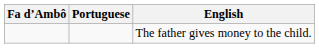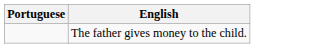- column: (37, 14)
